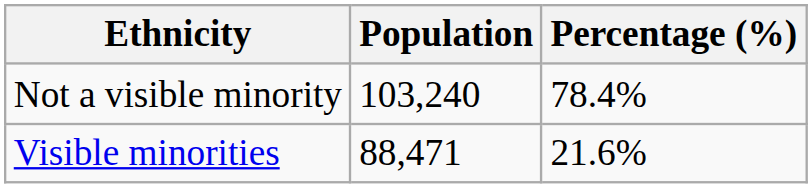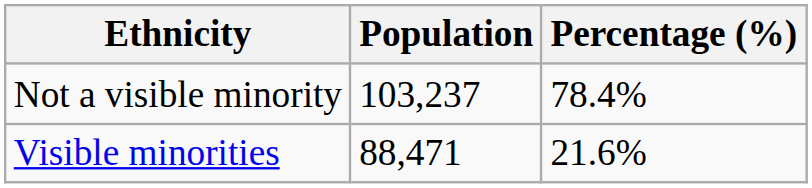(420, 93) 103,240 -> (420, 93) 103,237
